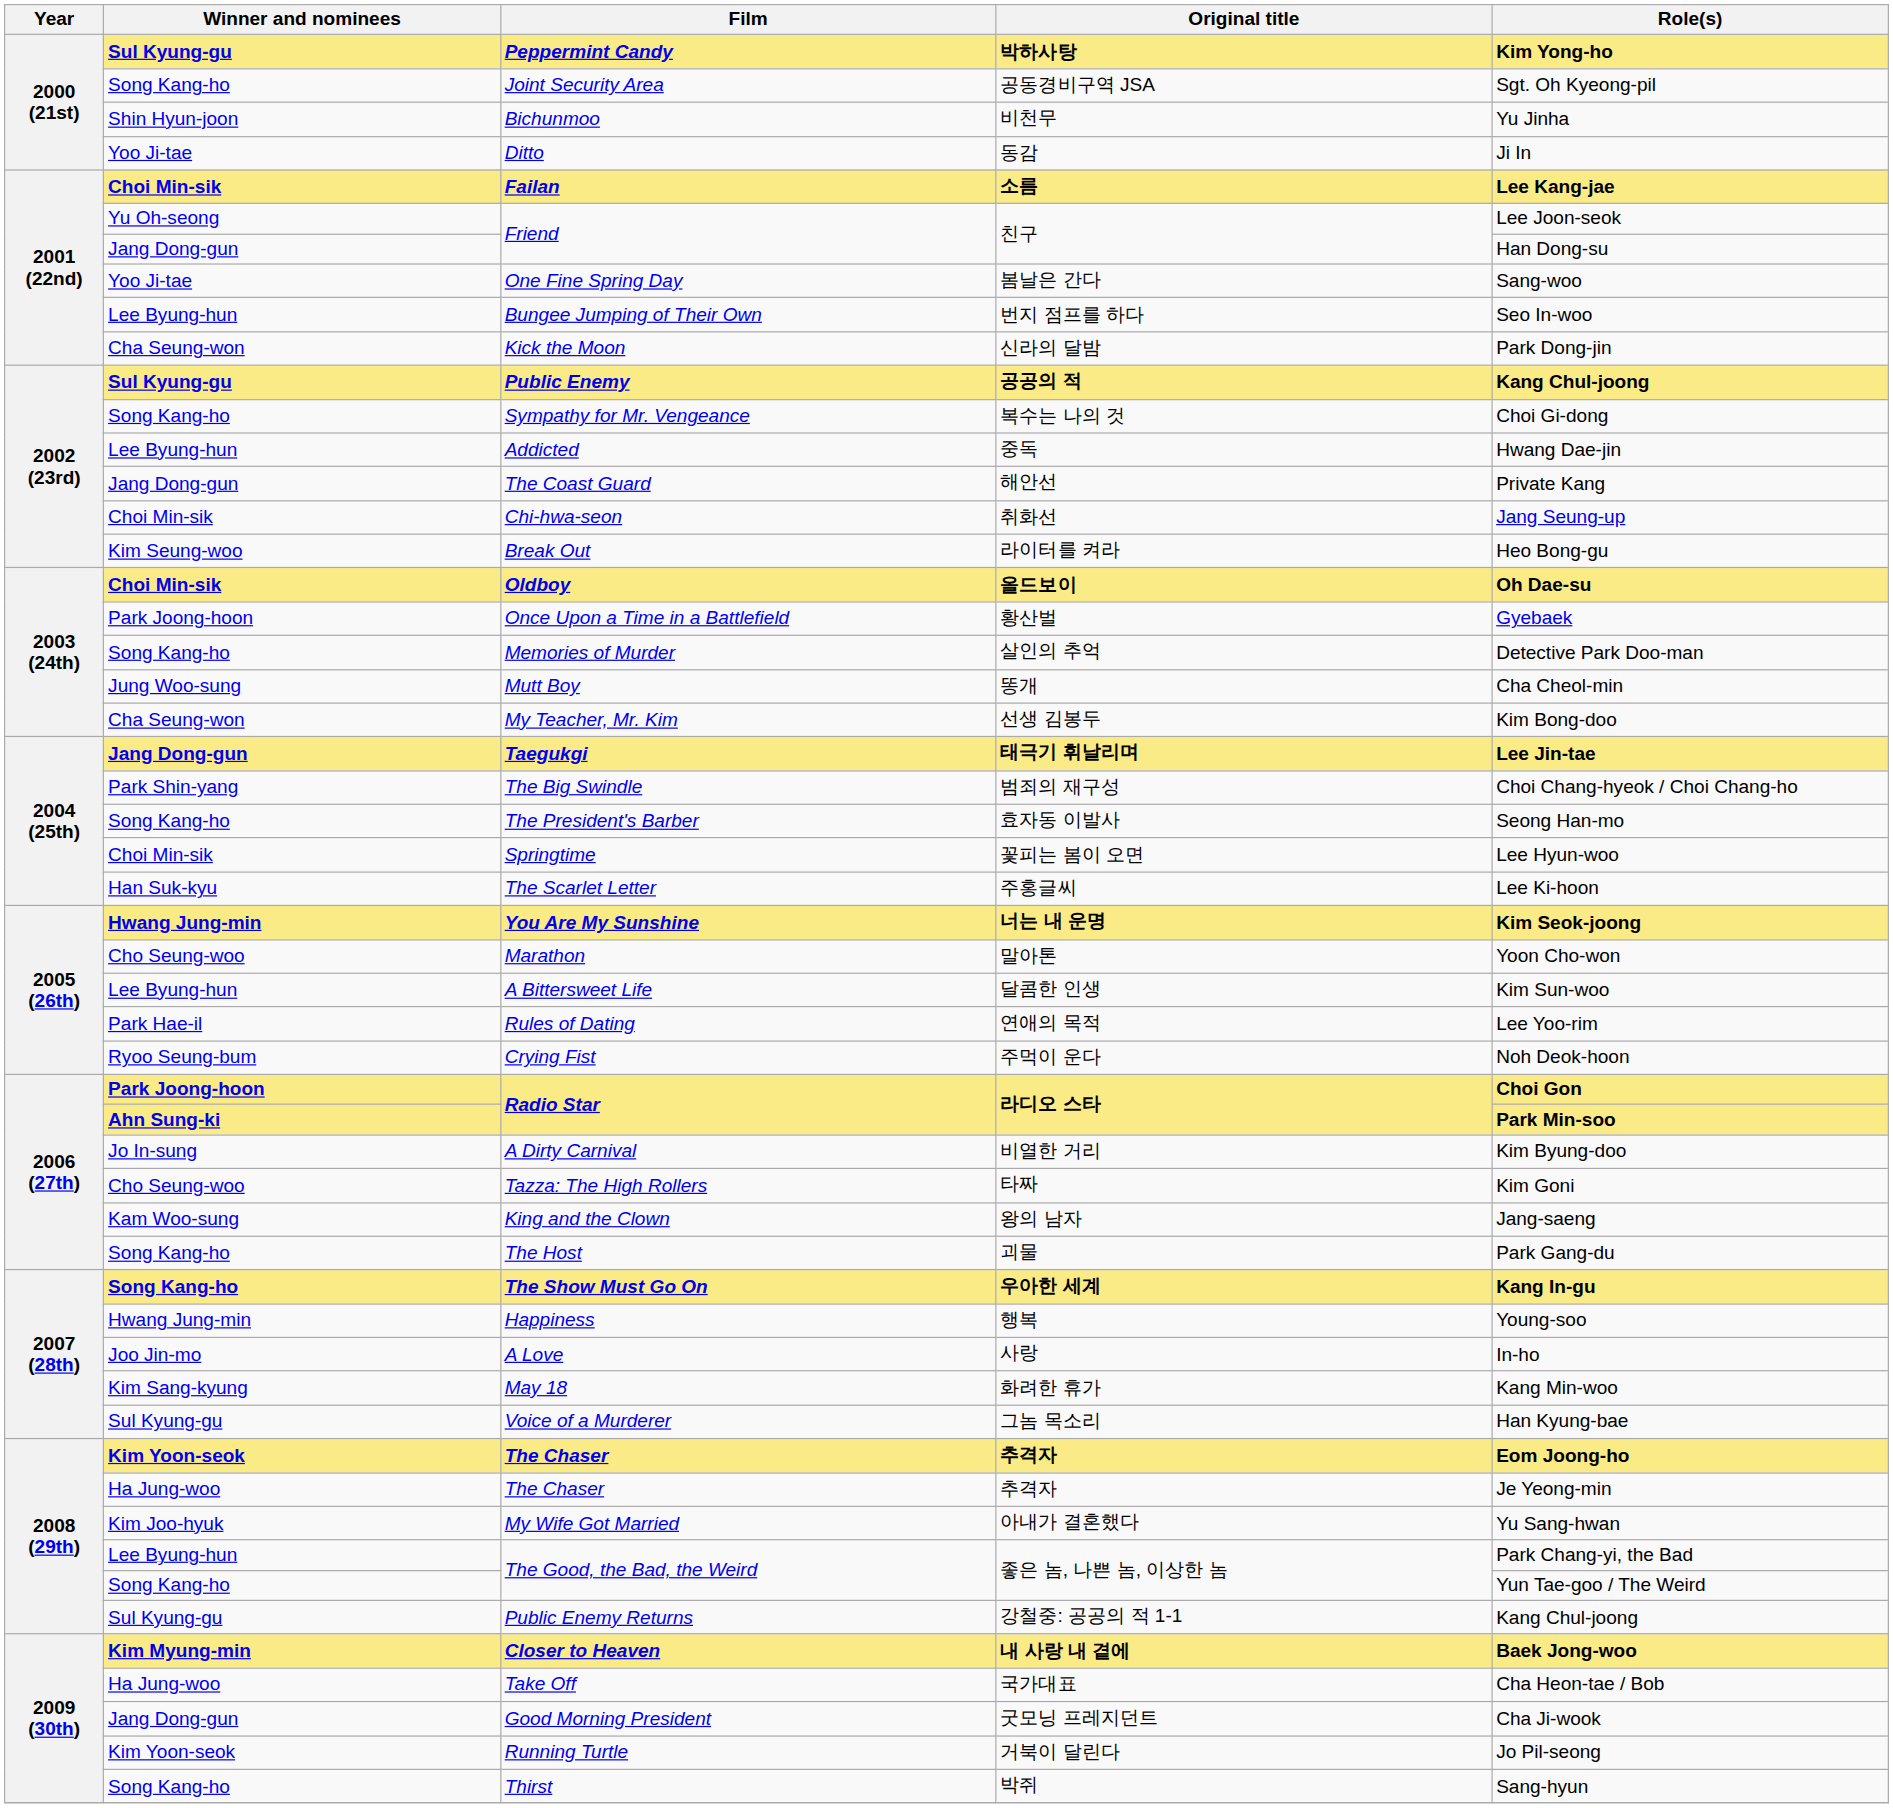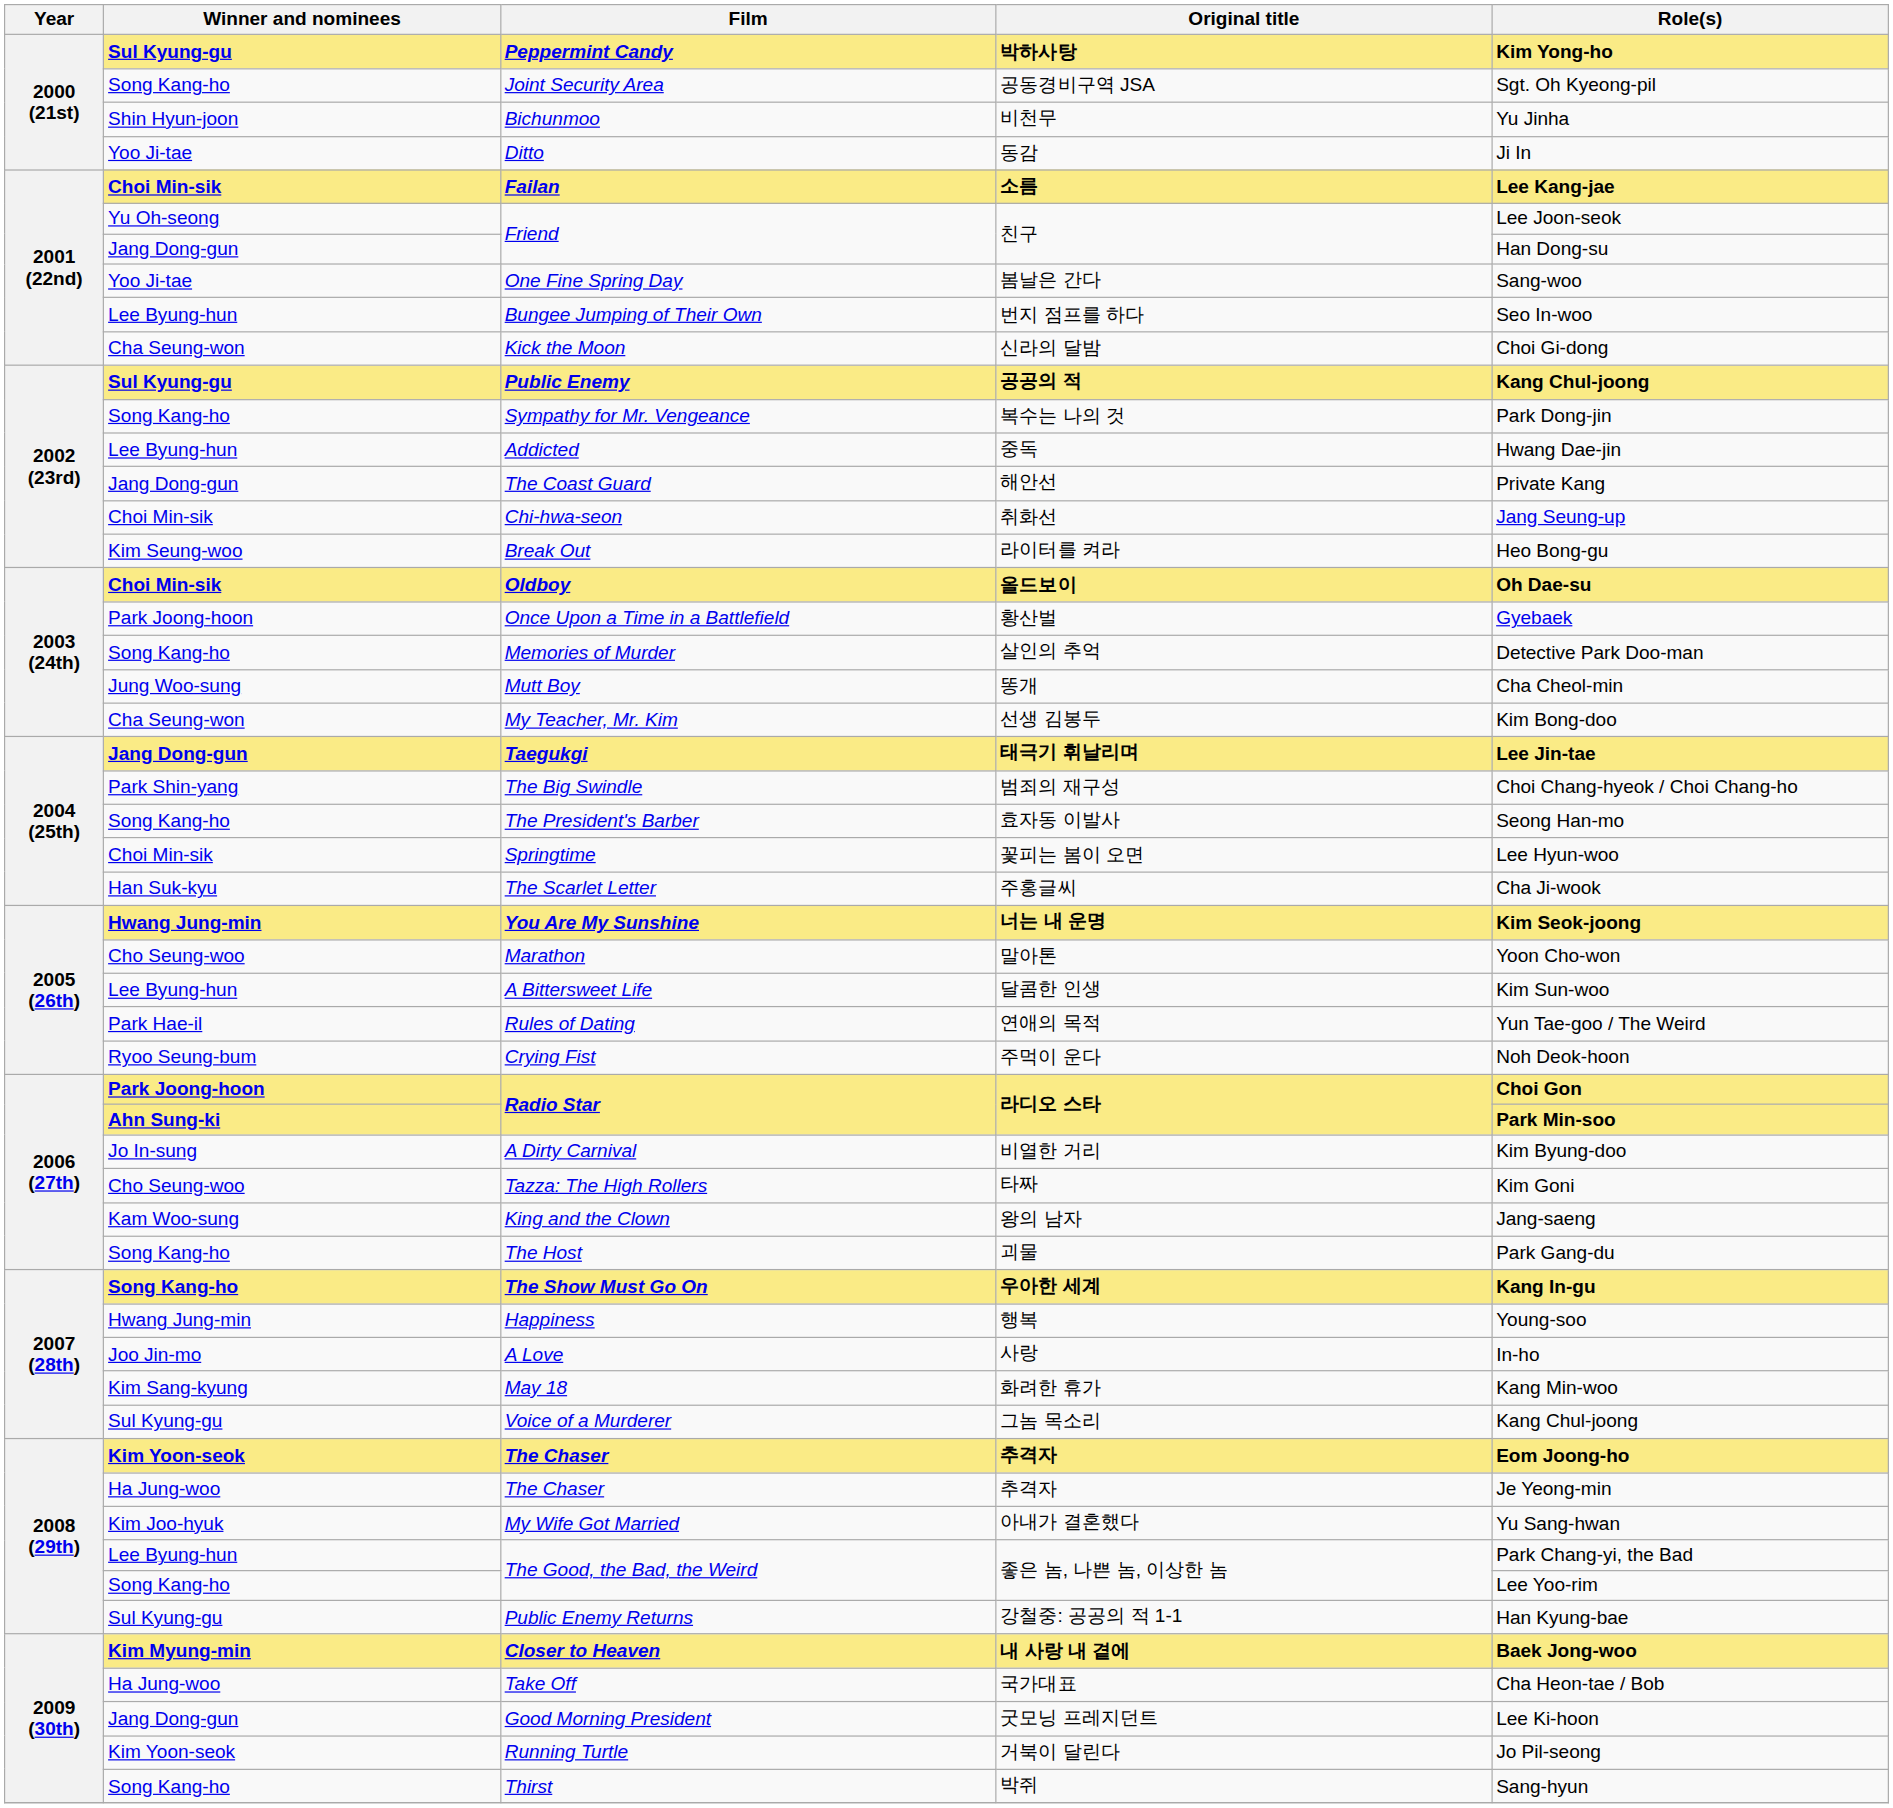(1554, 348) Park Dong-jin -> (1552, 348) Choi Gi-dong
(1552, 415) Choi Gi-dong -> (1554, 415) Park Dong-jin
(1547, 888) Lee Ki-hoon -> (1549, 888) Cha Ji-wook
(1547, 1023) Lee Yoo-rim -> (1601, 1023) Yun Tae-goo / The Weird
(1562, 1421) Han Kyung-bae -> (1567, 1421) Kang Chul-joong
(1601, 1585) Yun Tae-goo / The Weird -> (1547, 1585) Lee Yoo-rim
(1567, 1617) Kang Chul-joong -> (1562, 1617) Han Kyung-bae
(1549, 1718) Cha Ji-wook -> (1547, 1718) Lee Ki-hoon
